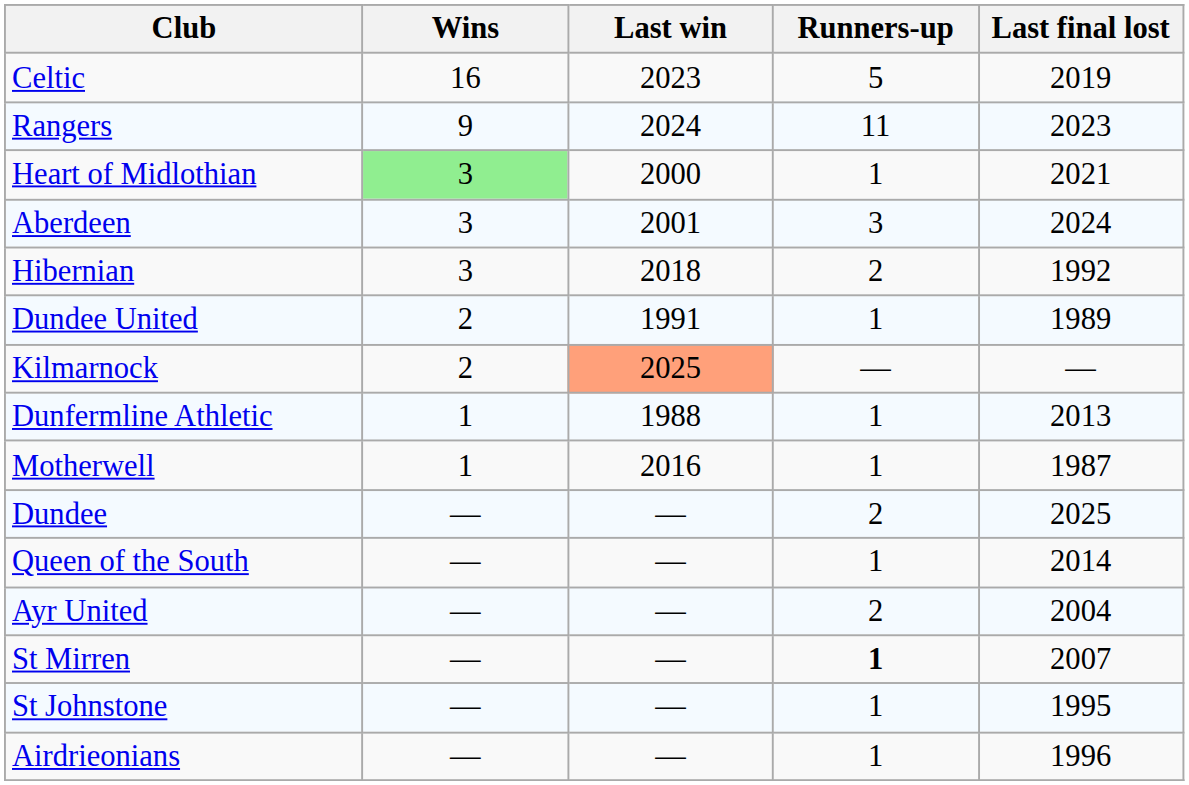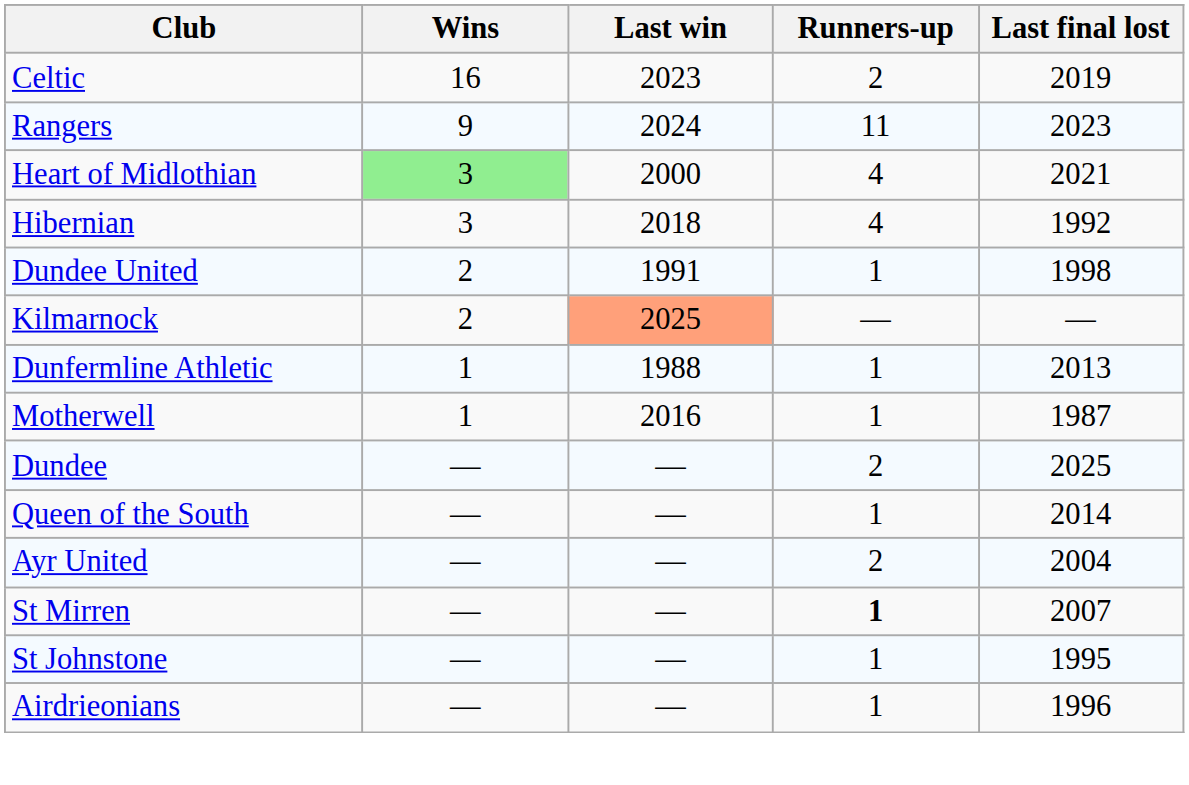(876, 77) 5 -> (876, 77) 2
(876, 174) 1 -> (876, 174) 4
- row: (71, 222)
(876, 271) 2 -> (876, 222) 4
(1081, 319) 1989 -> (1081, 271) 1998
